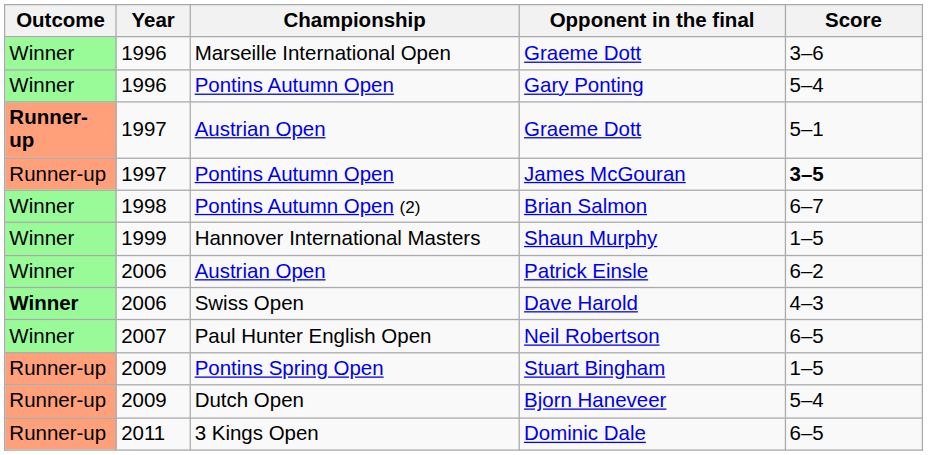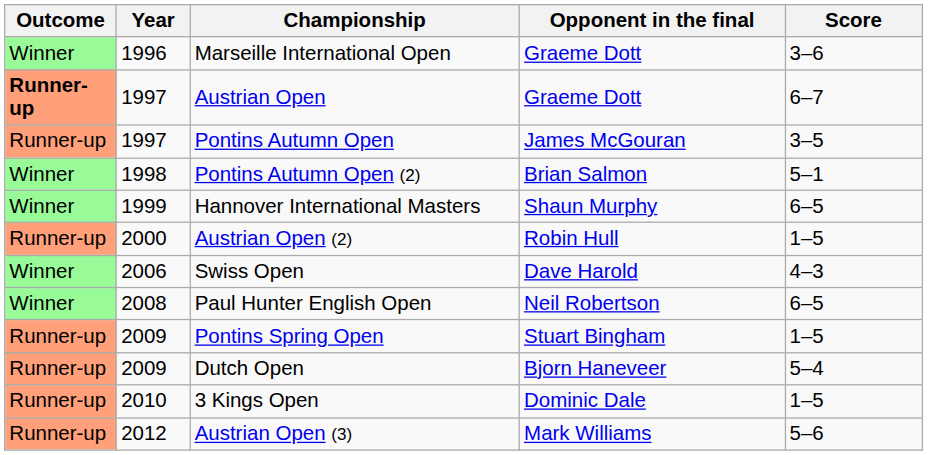- row: (294, 85)
(807, 129) 5–1 -> (807, 97) 6–7
(807, 173) bold -> (807, 141) normal
(807, 206) 6–7 -> (807, 173) 5–1
(807, 238) 1–5 -> (807, 206) 6–5
+ row: (273, 238)
- row: (260, 271)
(44, 303) bold -> (42, 271) normal
(144, 336) 2007 -> (144, 303) 2008
(143, 433) 2011 -> (144, 401) 2010
(807, 433) 6–5 -> (807, 401) 1–5
+ row: (273, 433)
